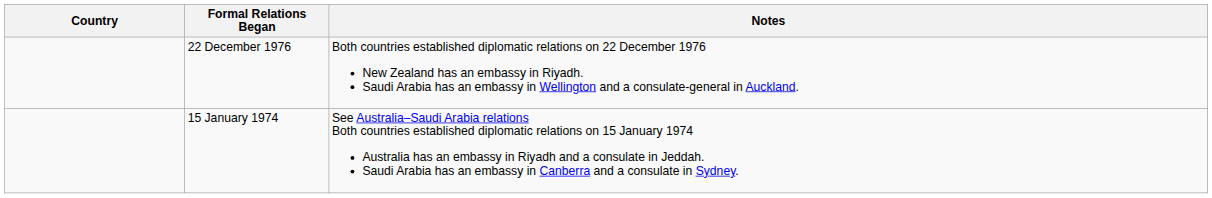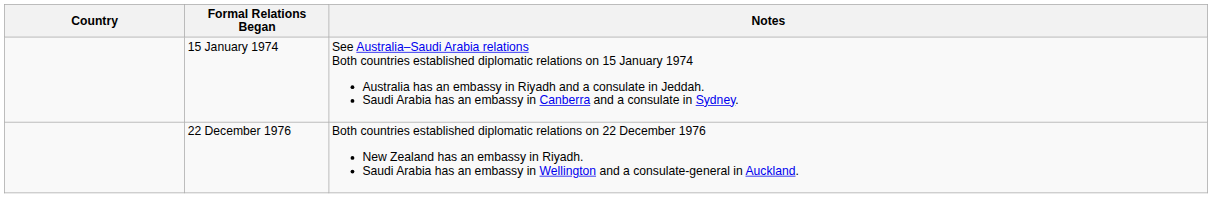rows swapped: (233, 118) <-> (239, 47)
